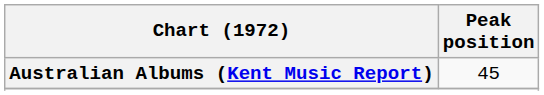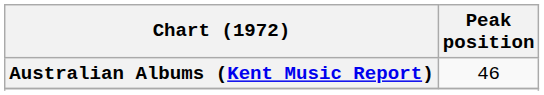(489, 74) 45 -> (489, 74) 46
